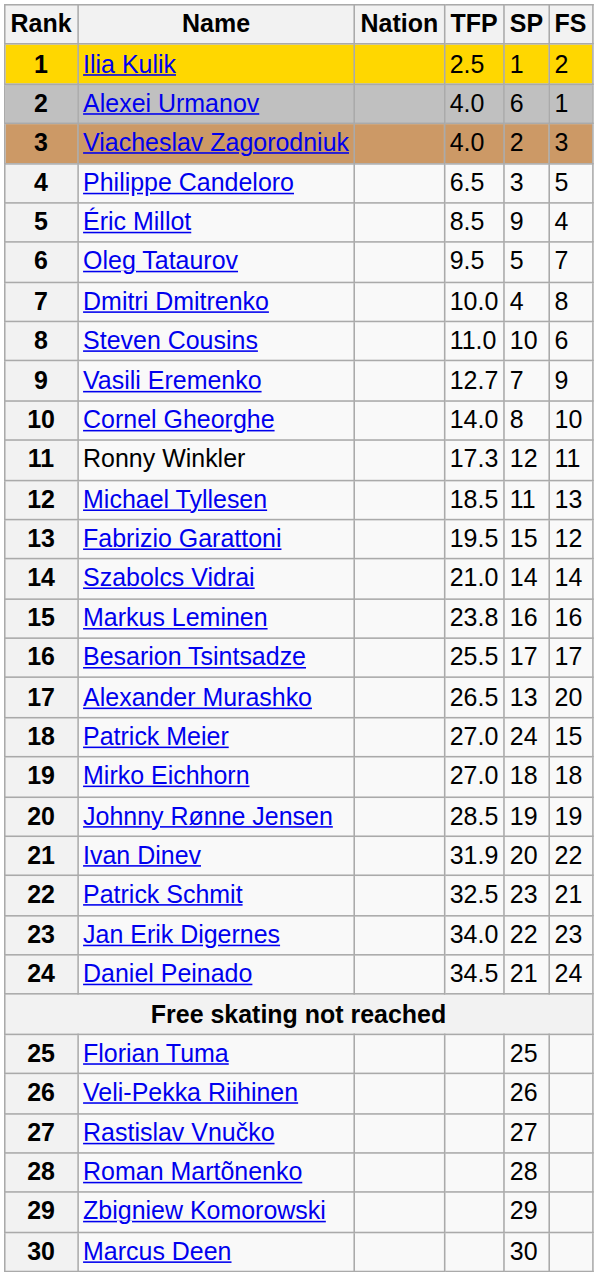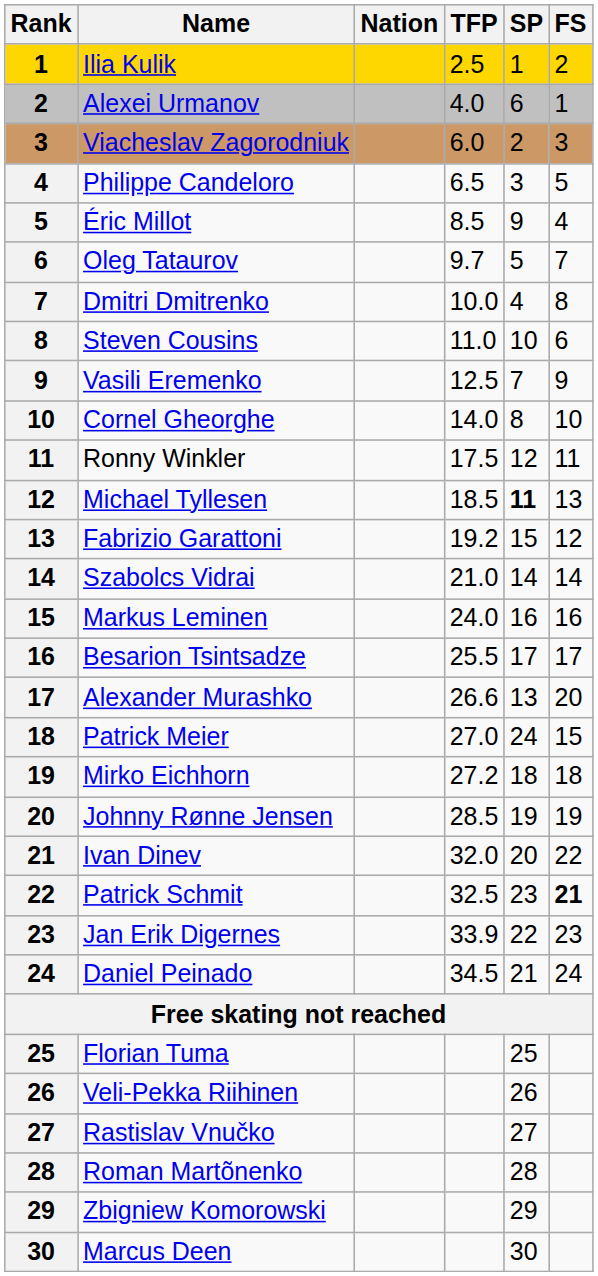(467, 143) 4.0 -> (467, 143) 6.0
(467, 261) 9.5 -> (467, 261) 9.7
(474, 380) 12.7 -> (474, 380) 12.5
(474, 459) 17.3 -> (474, 459) 17.5
(523, 499) normal -> (523, 499) bold
(474, 538) 19.5 -> (474, 538) 19.2
(474, 618) 23.8 -> (474, 618) 24.0
(474, 697) 26.5 -> (474, 697) 26.6
(474, 776) 27.0 -> (474, 776) 27.2
(474, 855) 31.9 -> (474, 855) 32.0
(568, 895) normal -> (568, 895) bold
(474, 934) 34.0 -> (474, 934) 33.9
